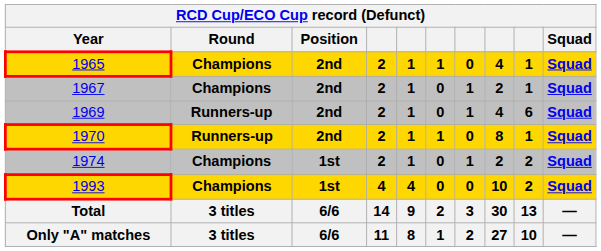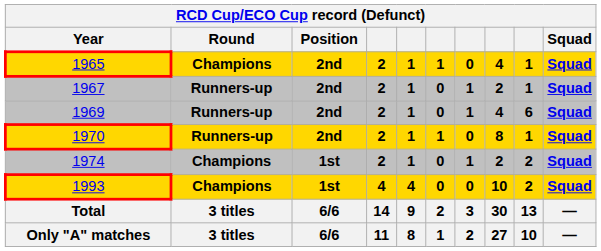(232, 88) Champions -> (232, 88) Runners-up
